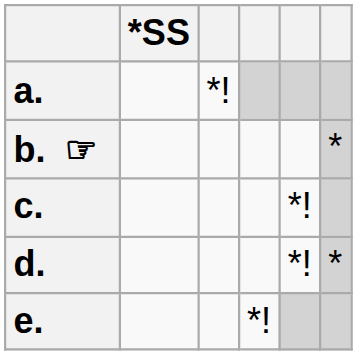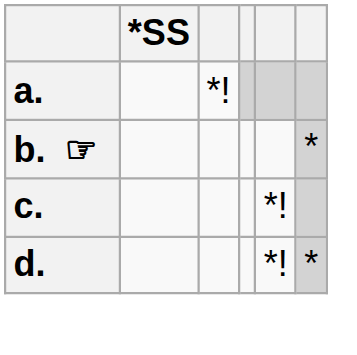- row: (28, 320)
